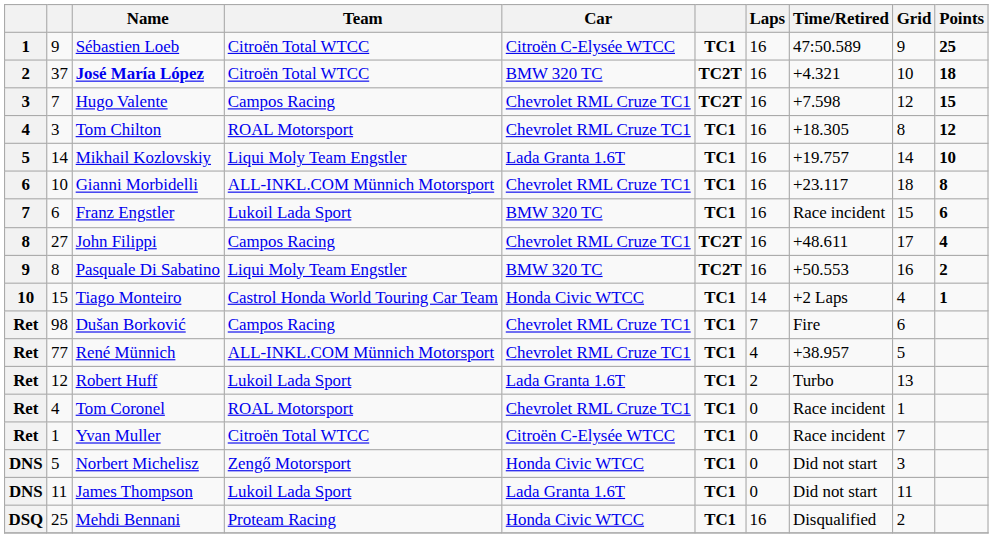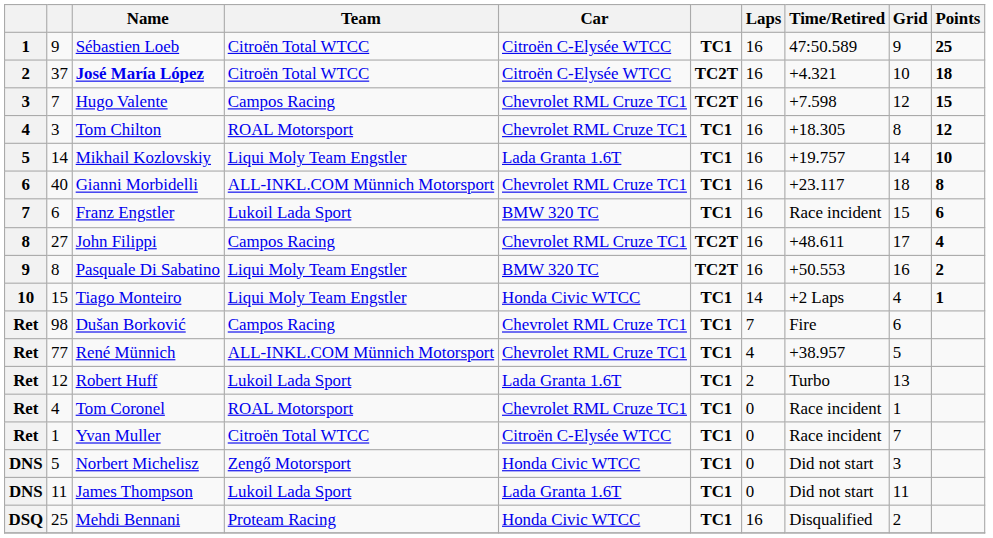(554, 74) BMW 320 TC -> (587, 74) Citroën C-Elysée WTCC
(59, 185) 10 -> (59, 185) 40
(363, 296) Castrol Honda World Touring Car Team -> (317, 296) Liqui Moly Team Engstler
